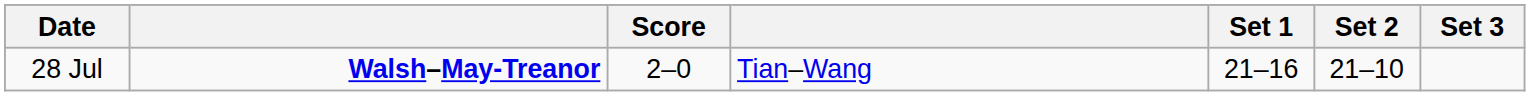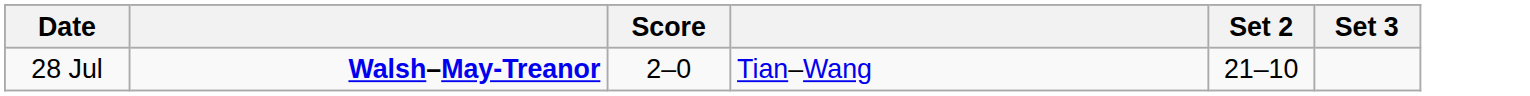- column: (1261, 26)
